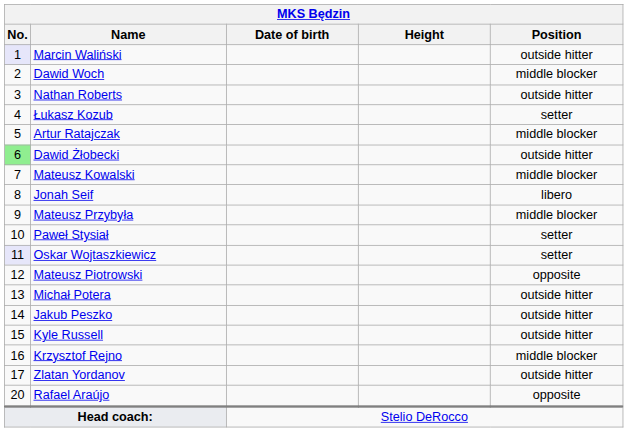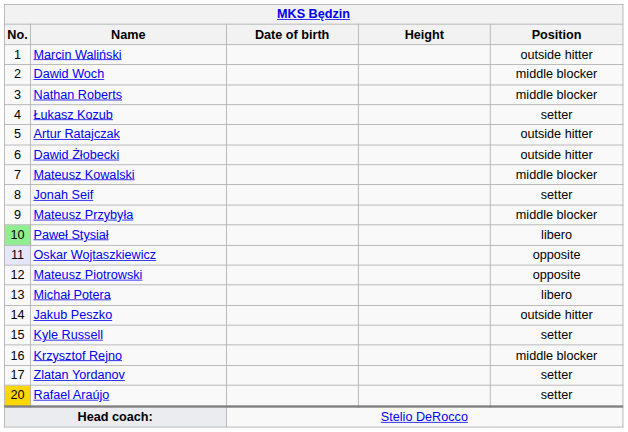(17, 54) lavender background -> (17, 54) no background
(557, 94) outside hitter -> (557, 94) middle blocker
(557, 134) middle blocker -> (557, 134) outside hitter
(17, 154) lightgreen background -> (17, 154) no background
(557, 194) libero -> (557, 194) setter
(17, 235) no background -> (17, 235) lightgreen background
(557, 235) setter -> (557, 235) libero
(557, 255) setter -> (557, 255) opposite
(557, 295) outside hitter -> (557, 295) libero
(557, 335) outside hitter -> (557, 335) setter
(557, 375) outside hitter -> (557, 375) setter
(17, 395) no background -> (17, 395) gold background
(557, 395) opposite -> (557, 395) setter
